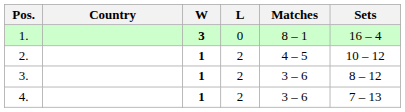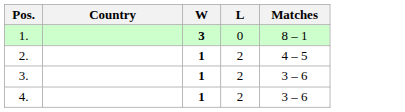- column: (365, 14)
